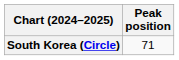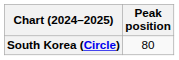(148, 45) 71 -> (148, 45) 80
